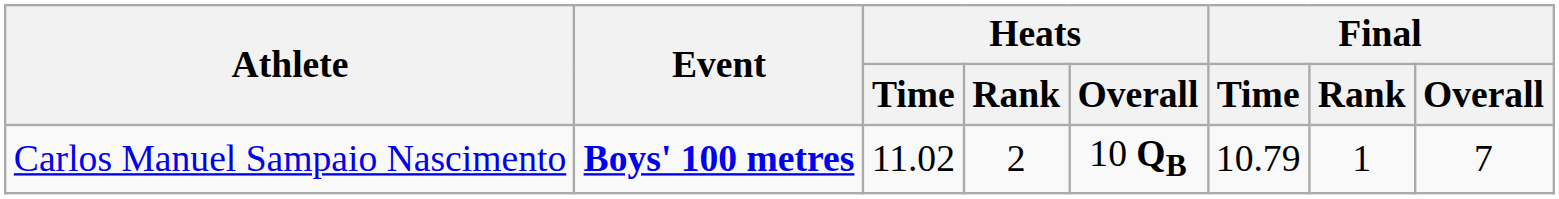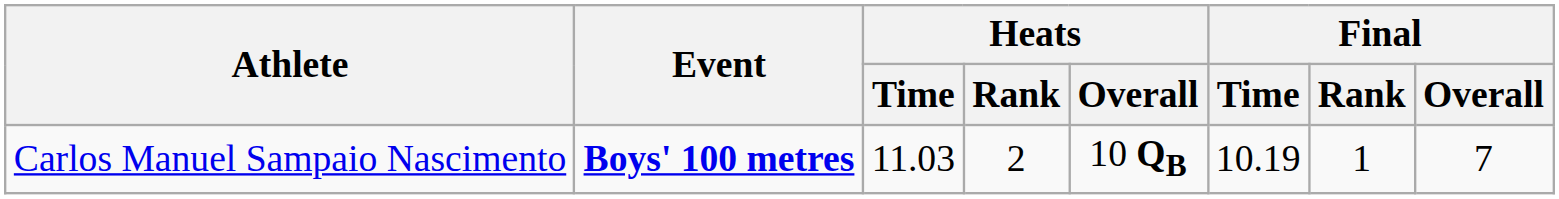(913, 158) 11.02 -> (913, 158) 11.03
(1258, 158) 10.79 -> (1258, 158) 10.19
